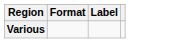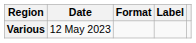+ column: (80, 12)
